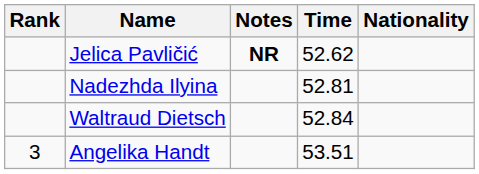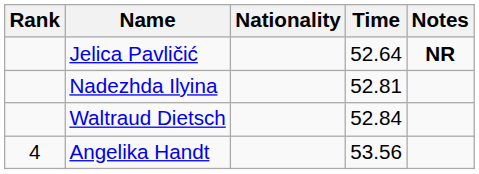columns swapped: (416, 20) <-> (264, 20)
(328, 53) 52.62 -> (376, 53) 52.64
(35, 151) 3 -> (35, 151) 4
(328, 151) 53.51 -> (376, 151) 53.56
